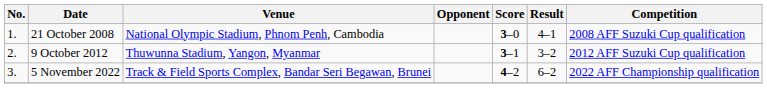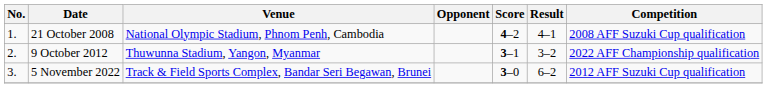(510, 33) 3–0 -> (510, 33) 4–2
(657, 53) 2012 AFF Suzuki Cup qualification -> (664, 53) 2022 AFF Championship qualification
(510, 72) 4–2 -> (510, 72) 3–0
(664, 72) 2022 AFF Championship qualification -> (657, 72) 2012 AFF Suzuki Cup qualification
